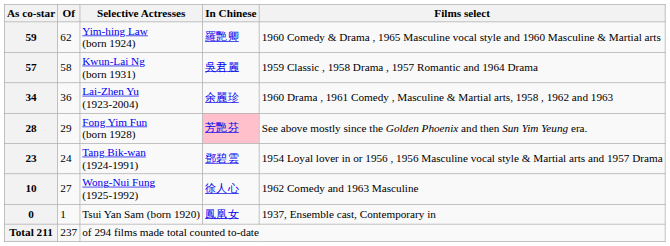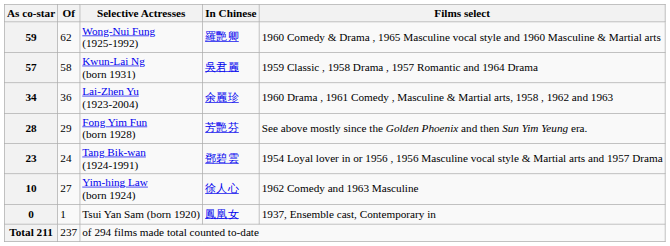(115, 37) Yim-hing Law (born 1924) -> (119, 37) Wong-Nui Fung (1925-1992)
(222, 128) pink background -> (222, 128) no background
(119, 189) Wong-Nui Fung (1925-1992) -> (115, 189) Yim-hing Law (born 1924)
